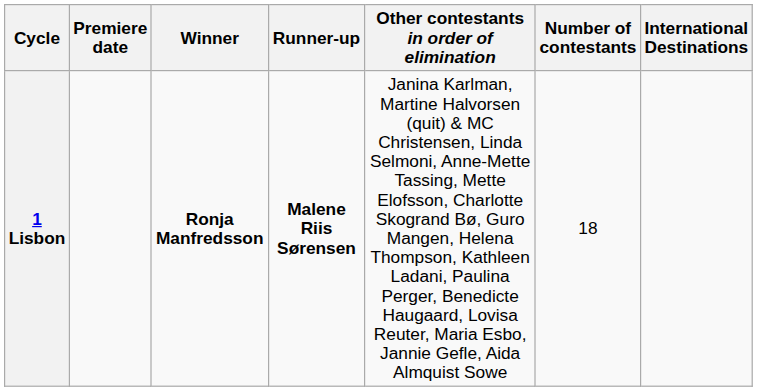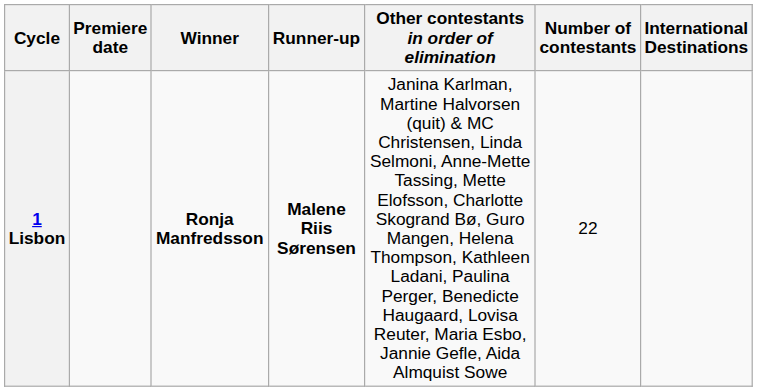(588, 228) 18 -> (588, 228) 22
